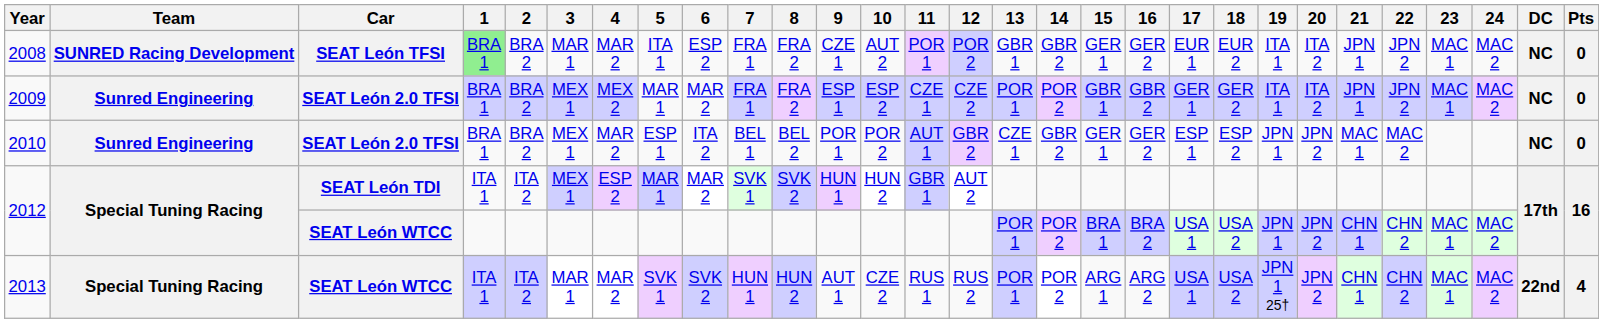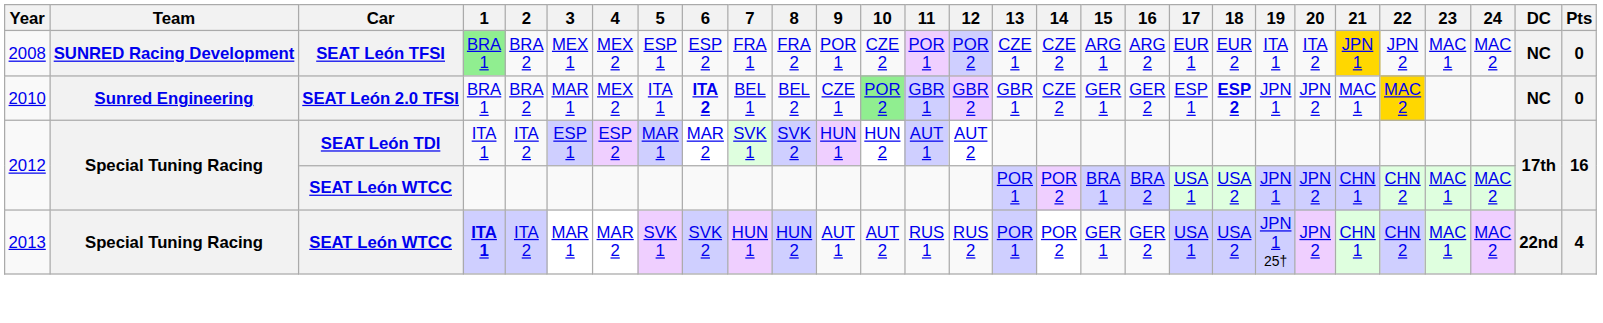(570, 53) MAR 1 -> (570, 53) MEX 1
(615, 53) MAR 2 -> (615, 53) MEX 2
(660, 53) ITA 1 -> (660, 53) ESP 1
(838, 53) CZE 1 -> (838, 53) POR 1
(882, 53) AUT 2 -> (882, 53) CZE 2
(1015, 53) GBR 1 -> (1015, 53) CZE 1
(1059, 53) GBR 2 -> (1059, 53) CZE 2
(1103, 53) GER 1 -> (1103, 53) ARG 1
(1147, 53) GER 2 -> (1147, 53) ARG 2
(1359, 53) no background -> (1357, 53) gold background
- row: (27, 98)
(570, 143) MEX 1 -> (570, 98) MAR 1
(615, 143) MAR 2 -> (615, 98) MEX 2
(660, 143) ESP 1 -> (660, 98) ITA 1
(705, 143) normal -> (705, 98) bold
(838, 143) POR 1 -> (838, 98) CZE 1
(882, 143) no background -> (882, 98) lightgreen background
(927, 143) AUT 1 -> (927, 98) GBR 1
(1015, 143) CZE 1 -> (1015, 98) GBR 1
(1059, 143) GBR 2 -> (1059, 98) CZE 2
(1236, 143) normal -> (1234, 98) bold
(1404, 143) no background -> (1403, 98) gold background
(570, 187) MEX 1 -> (570, 143) ESP 1
(927, 187) GBR 1 -> (927, 143) AUT 1
(484, 286) normal -> (484, 241) bold
(882, 286) CZE 2 -> (882, 241) AUT 2
(1103, 286) ARG 1 -> (1103, 241) GER 1
(1147, 286) ARG 2 -> (1147, 241) GER 2
